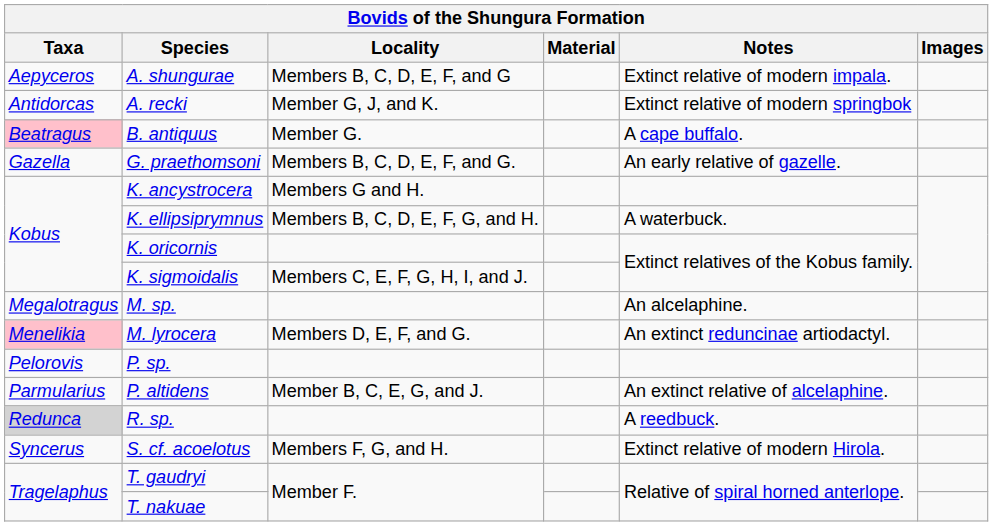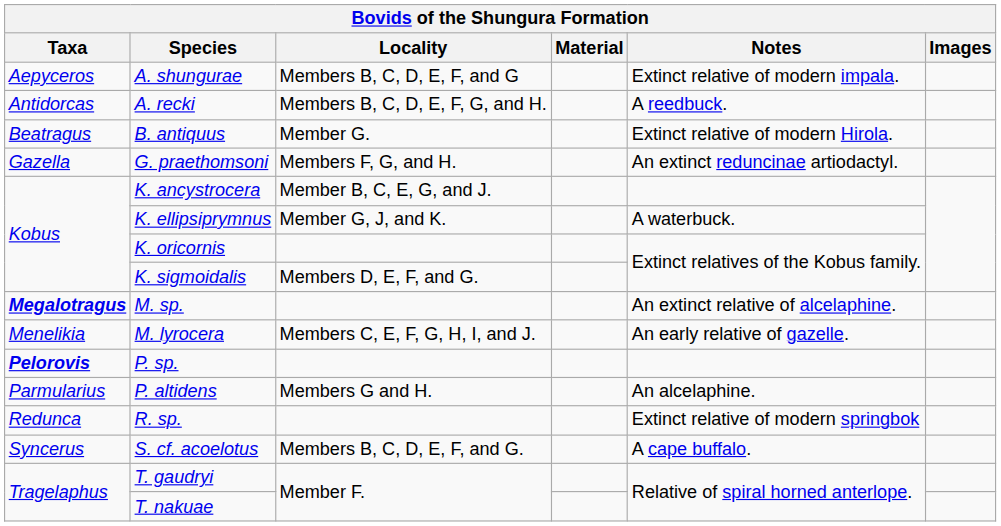(355, 104) Member G, J, and K. -> (413, 104) Members B, C, D, E, F, G, and H.
(768, 104) Extinct relative of modern springbok -> (680, 104) A reedbuck.
(50, 133) pink background -> (50, 133) no background
(684, 133) A cape buffalo. -> (762, 133) Extinct relative of modern Hirola.
(394, 162) Members B, C, D, E, F, and G. -> (368, 162) Members F, G, and H.
(732, 162) An early relative of gazelle. -> (765, 162) An extinct reduncinae artiodactyl.
(348, 190) Members G and H. -> (386, 190) Member B, C, E, G, and J.
(405, 219) Members B, C, D, E, F, G, and H. -> (363, 219) Member G, J, and K.
(400, 276) Members C, E, F, G, H, I, and J. -> (379, 276) Members D, E, F, and G.
(64, 305) normal -> (68, 305) bold
(686, 305) An alcelaphine. -> (764, 305) An extinct relative of alcelaphine.
(47, 334) pink background -> (47, 334) no background
(371, 334) Members D, E, F, and G. -> (408, 334) Members C, E, F, G, H, I, and J.
(757, 334) An extinct reduncinae artiodactyl. -> (740, 334) An early relative of gazelle.
(46, 362) normal -> (49, 362) bold
(378, 391) Member B, C, E, G, and J. -> (356, 391) Members G and H.
(756, 391) An extinct relative of alcelaphine. -> (694, 391) An alcelaphine.
(45, 420) lightgrey background -> (45, 420) no background
(672, 420) A reedbuck. -> (776, 420) Extinct relative of modern springbok
(360, 448) Members F, G, and H. -> (402, 448) Members B, C, D, E, F, and G.
(755, 448) Extinct relative of modern Hirola. -> (692, 448) A cape buffalo.
